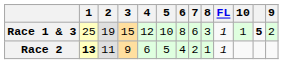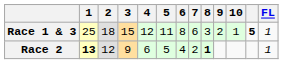columns swapped: (271, 14) <-> (223, 14)
(108, 32) 19 -> (108, 32) 18
(166, 32) 10 -> (166, 32) 11
(108, 50) 11 -> (108, 50) 12
(208, 50) normal -> (208, 50) bold
